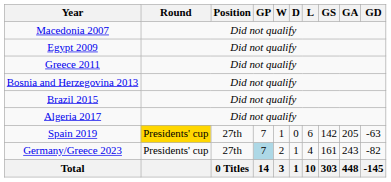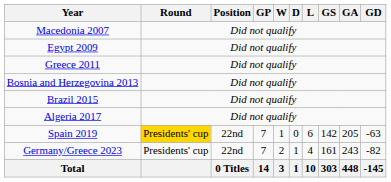(232, 133) 27th -> (232, 133) 22nd
(232, 151) 27th -> (232, 151) 22nd
(263, 151) lightblue background -> (263, 151) no background
